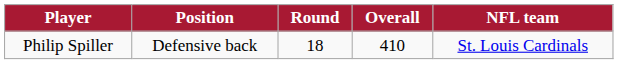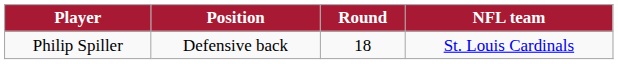- column: (392, 17)
